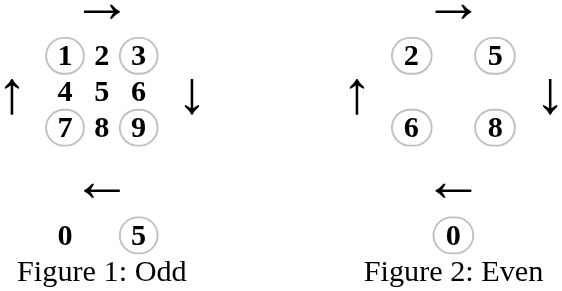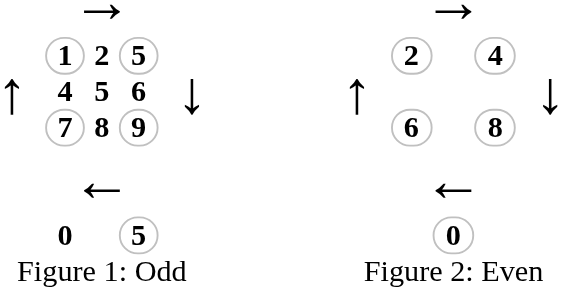(139, 55) 3 -> (139, 55) 5
(495, 55) 5 -> (495, 55) 4
